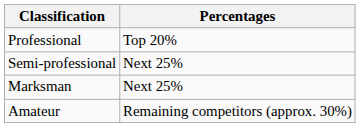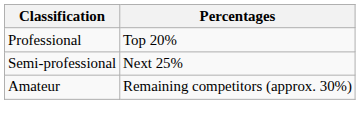- row: (40, 87)
